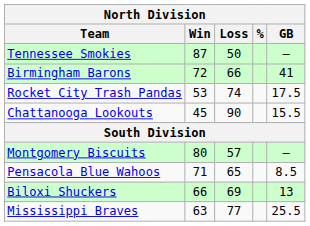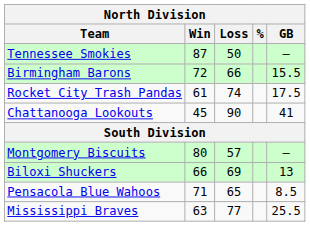(286, 73) 41 -> (286, 73) 15.5
(200, 93) 53 -> (200, 93) 61
(286, 113) 15.5 -> (286, 113) 41
rows swapped: (84, 172) <-> (62, 192)
